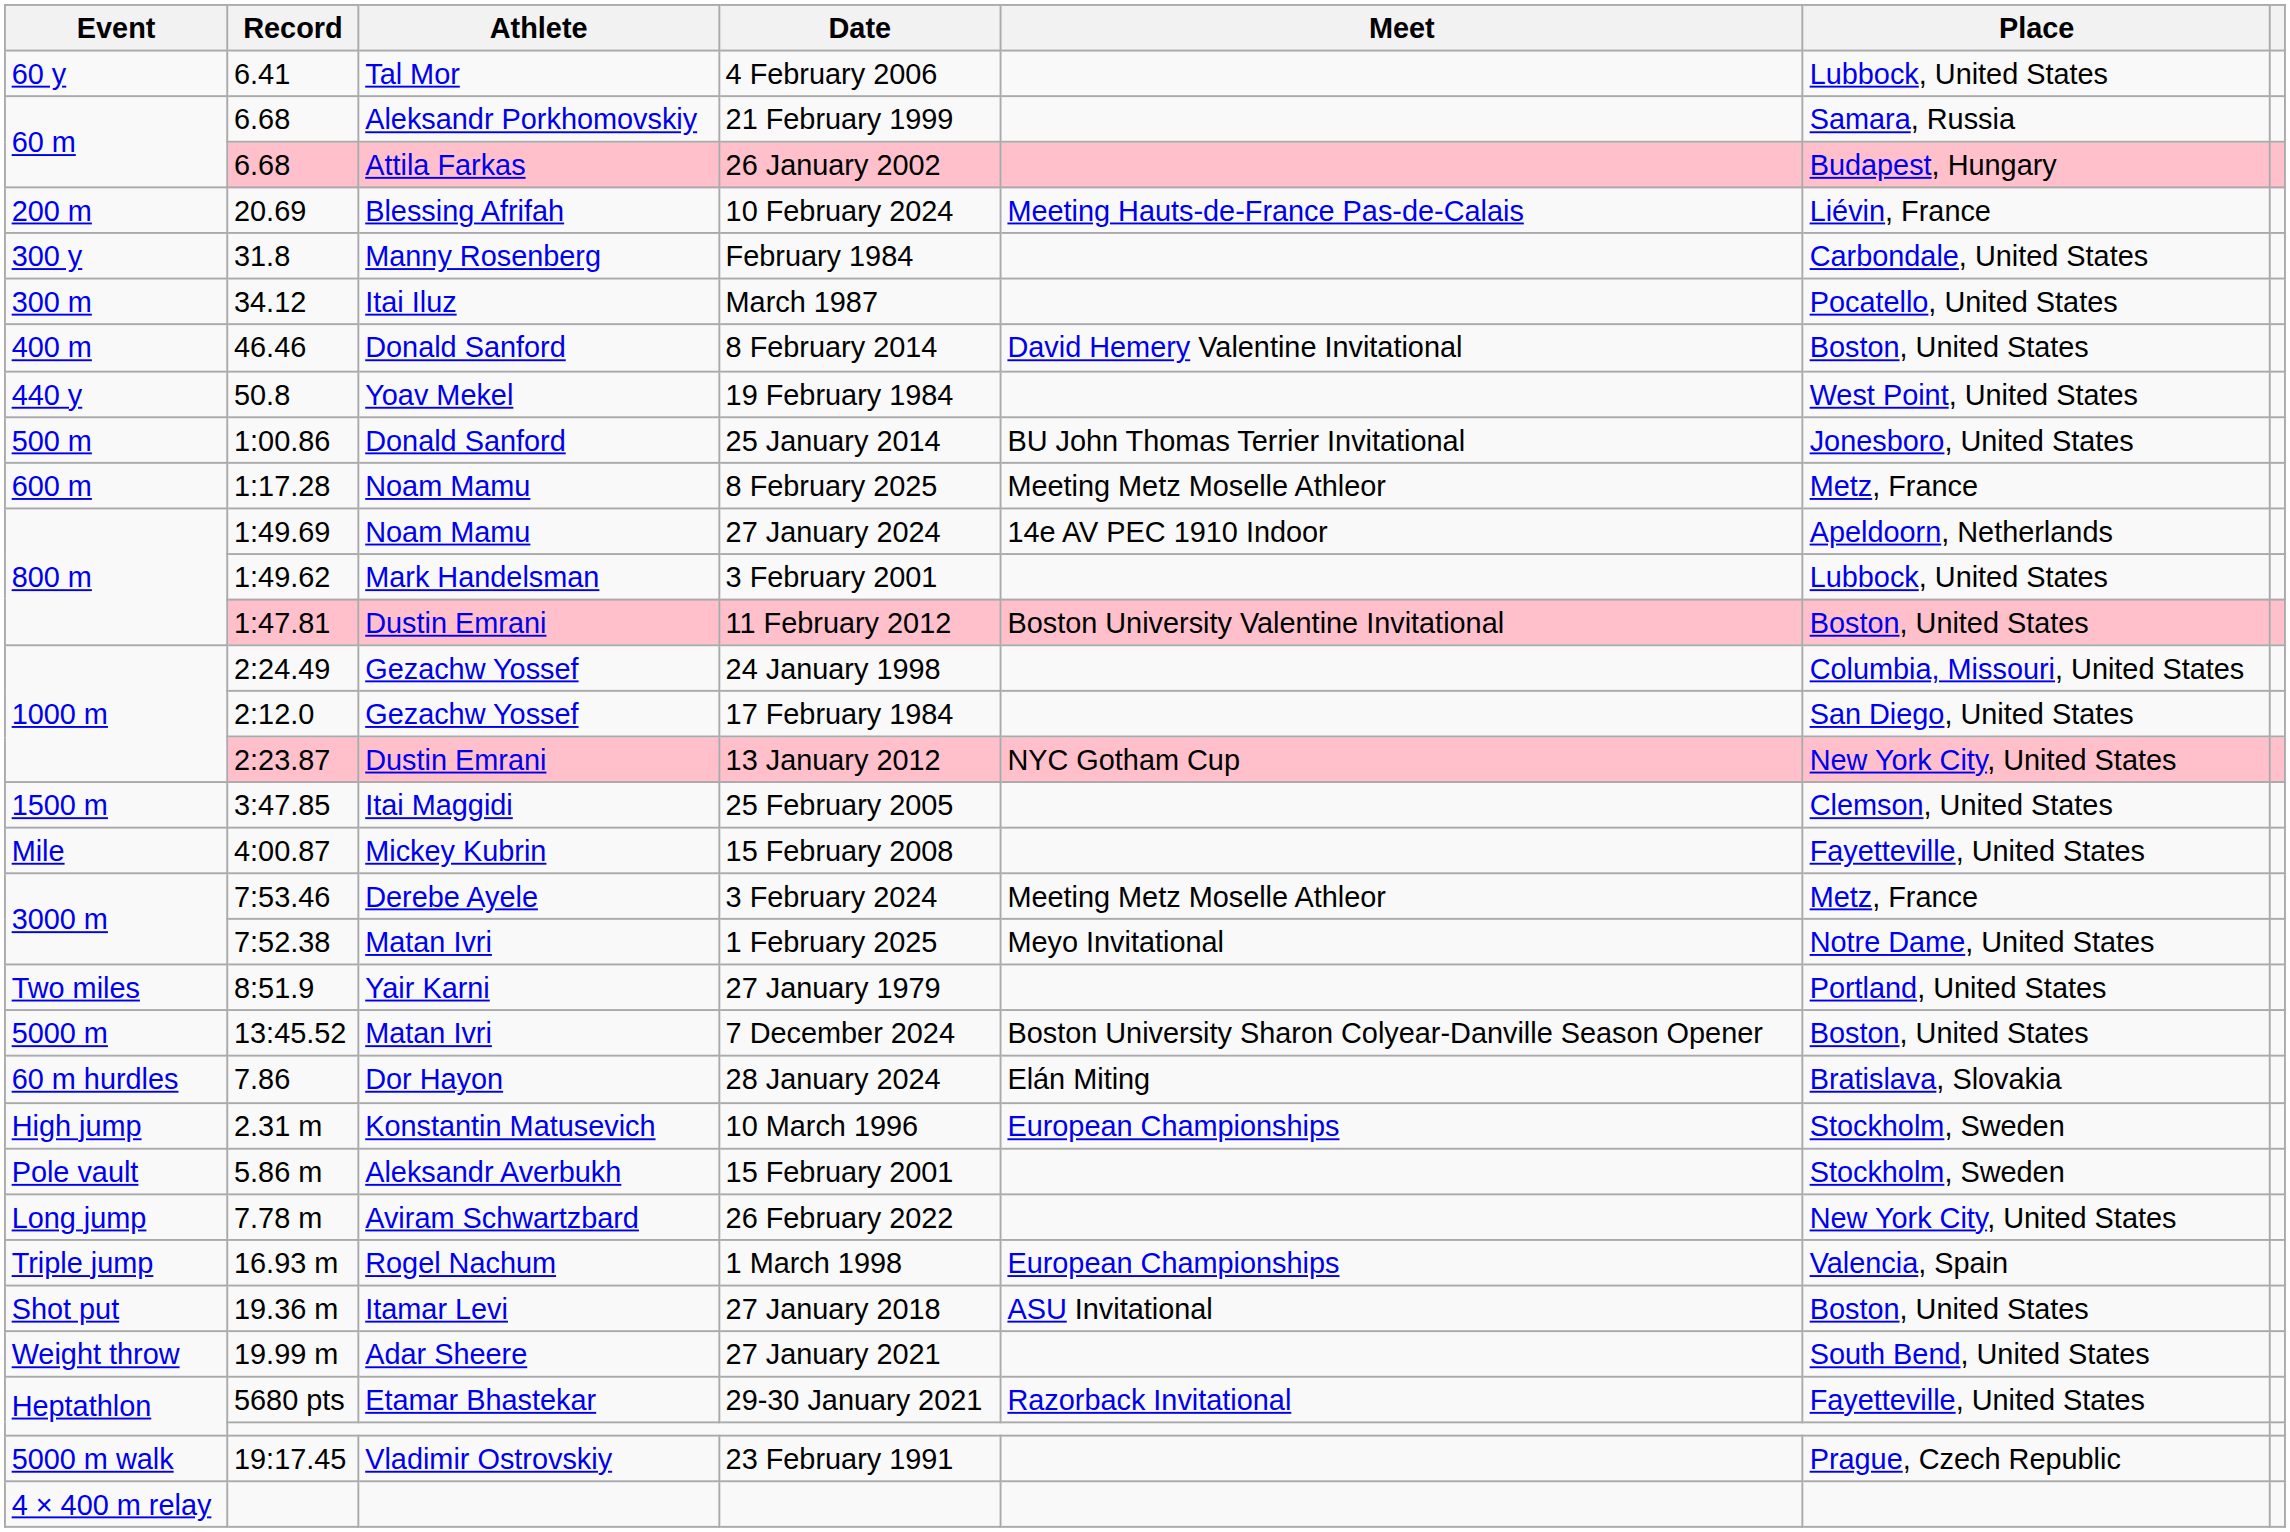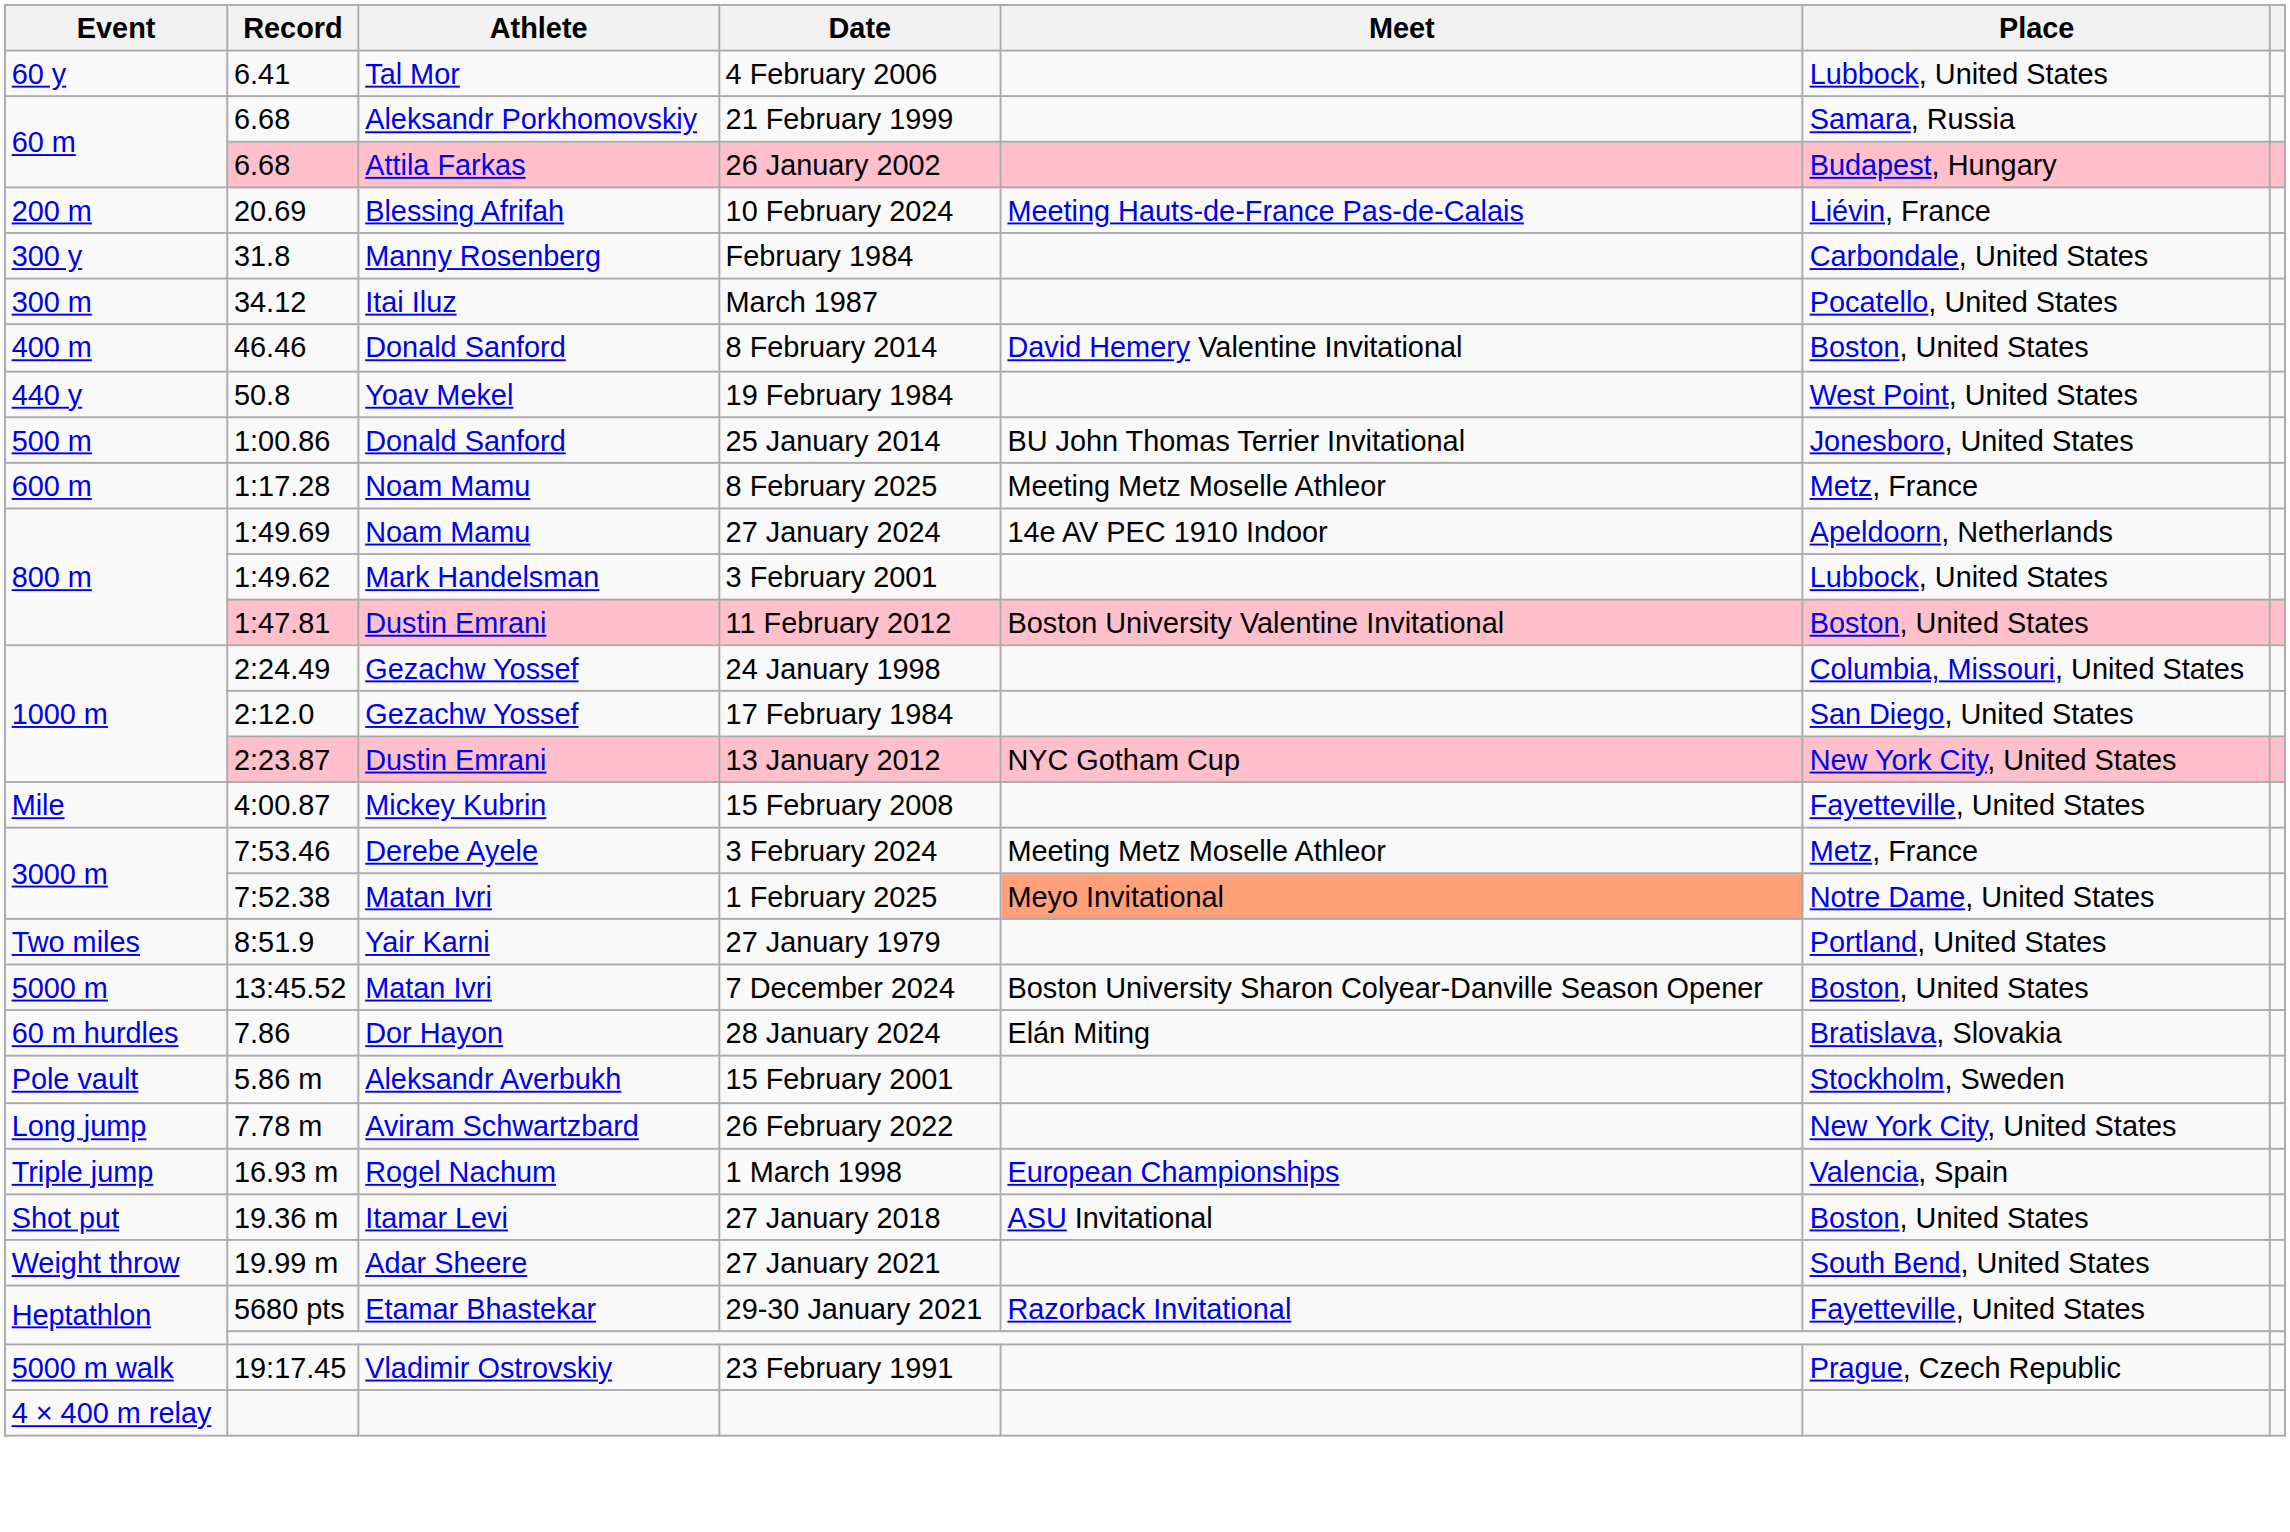- row: (60, 805)
(1116, 942) no background -> (1116, 897) lightsalmon background
- row: (77, 1125)
